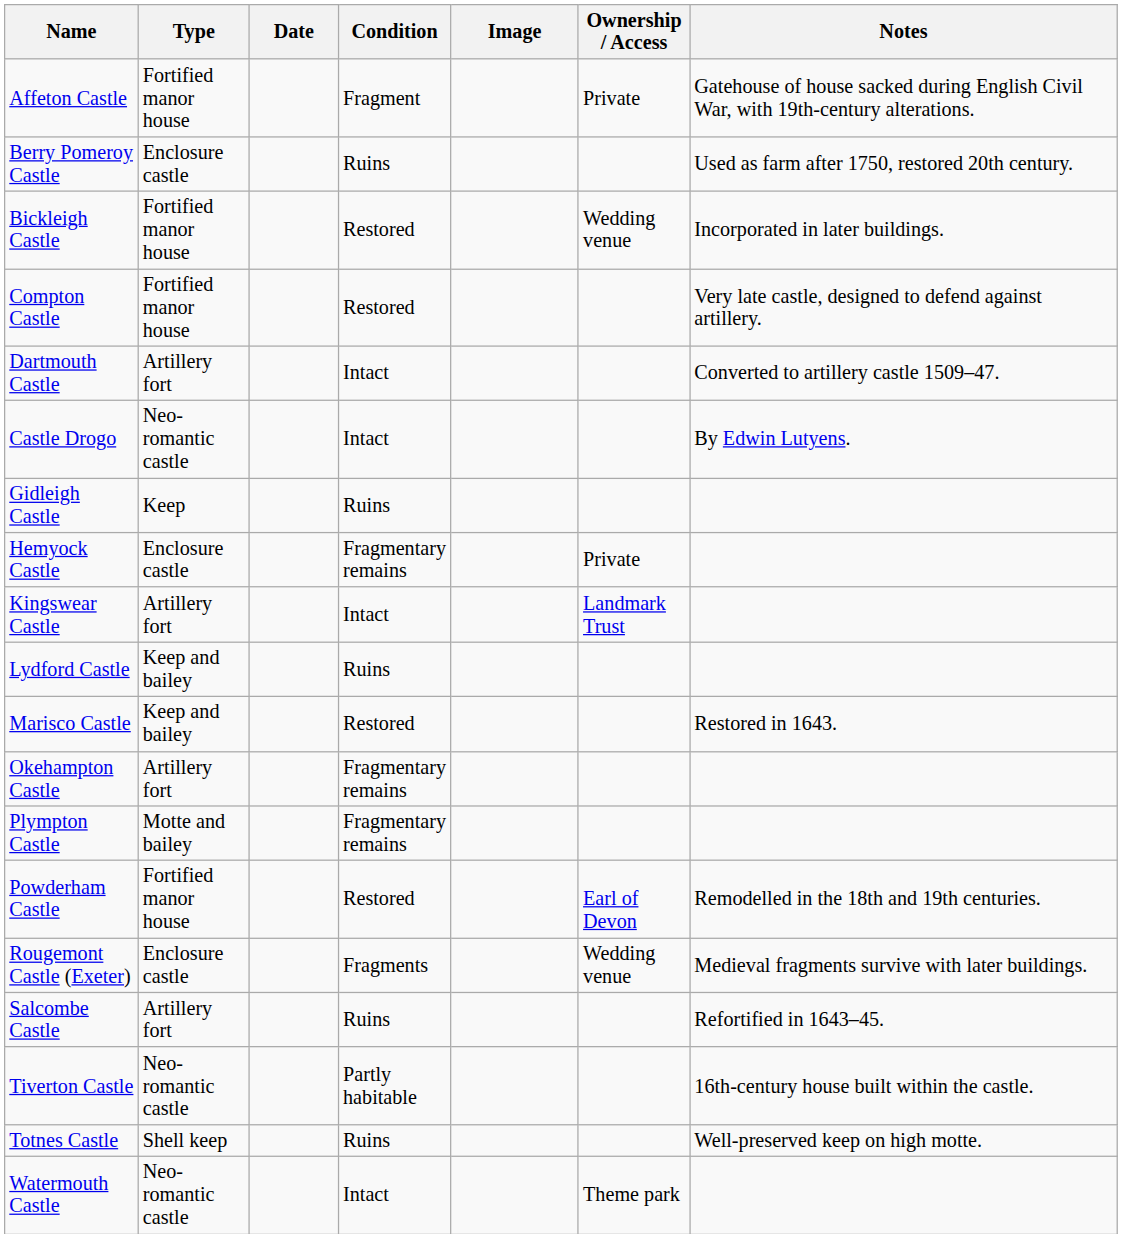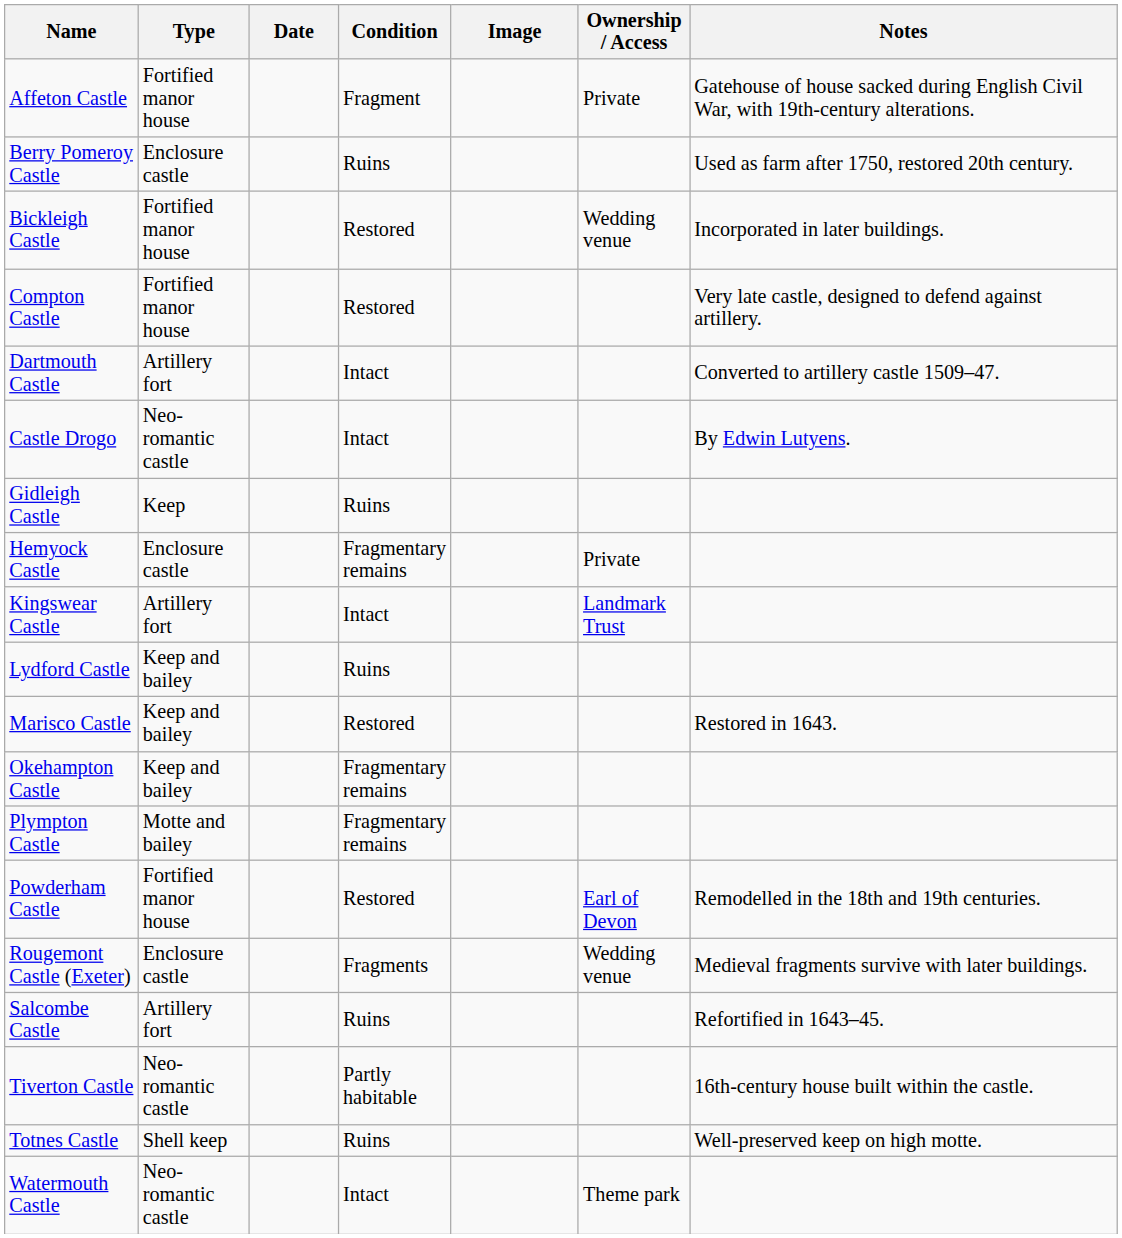(177, 778) Artillery fort -> (181, 778) Keep and bailey
